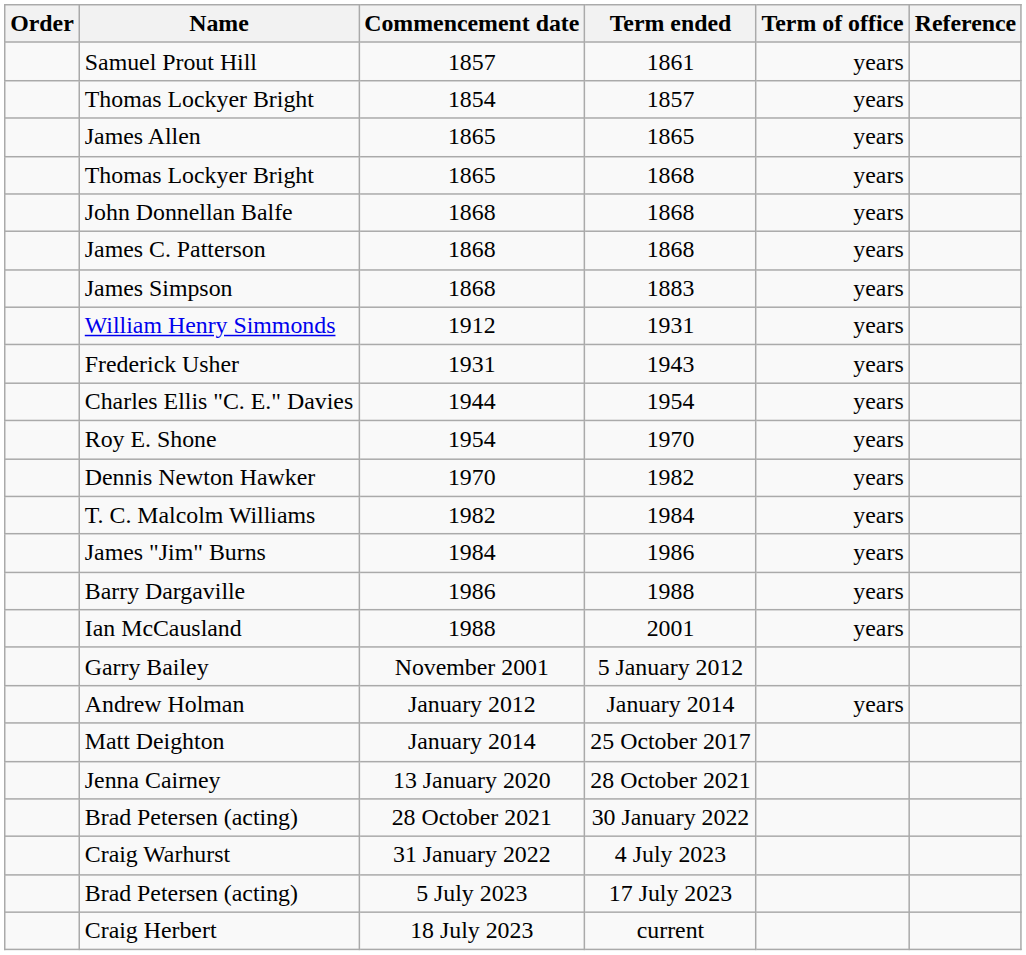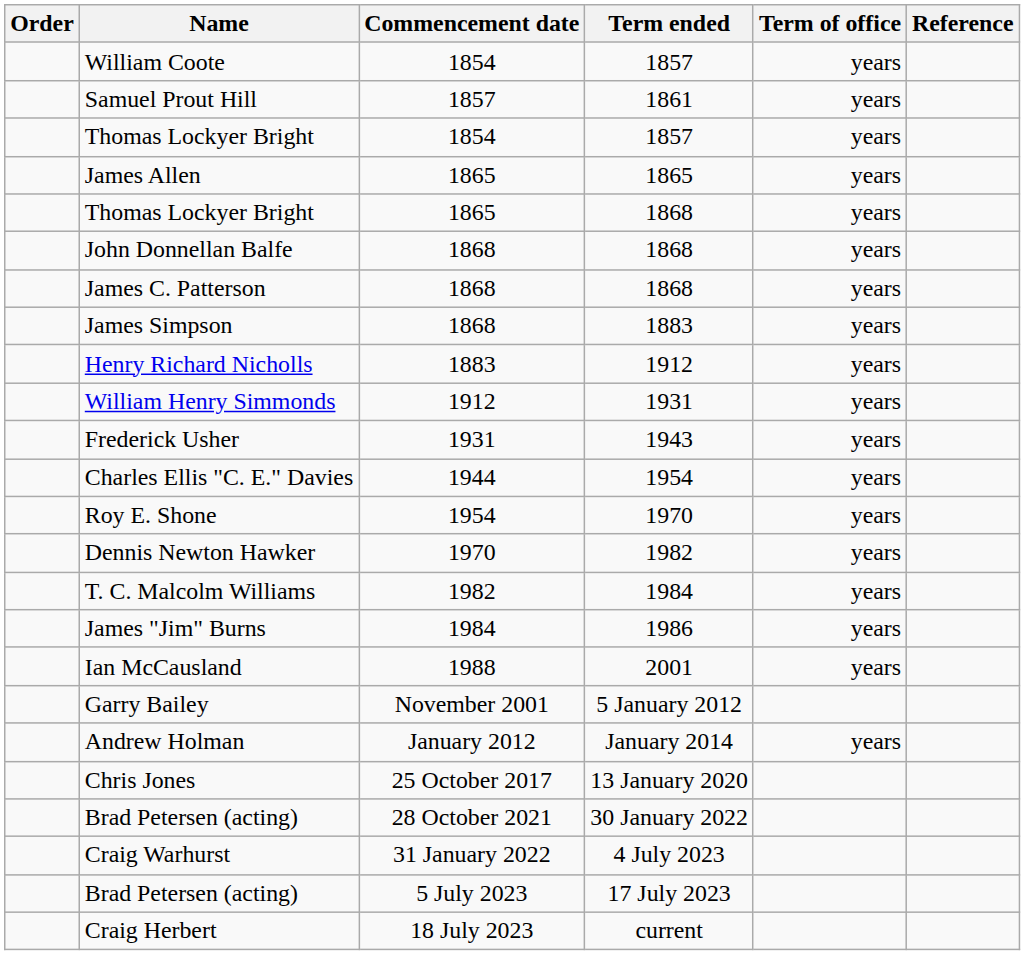+ row: (155, 61)
+ row: (199, 363)
- row: (165, 590)
- row: (155, 741)
+ row: (140, 779)
- row: (153, 779)
